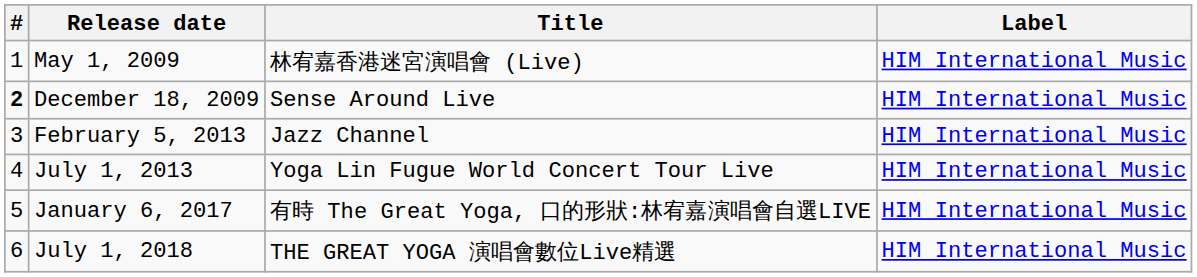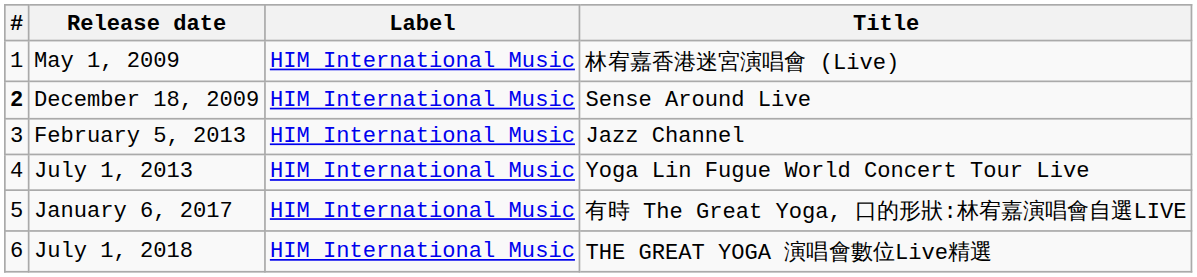columns swapped: (570, 23) <-> (1034, 23)
